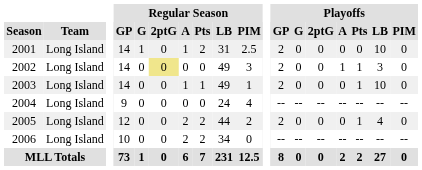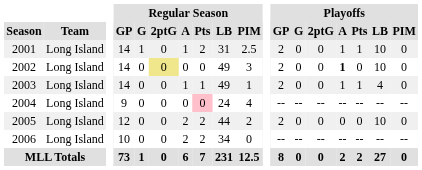(343, 49) 0 -> (343, 49) 1
(359, 49) 0 -> (359, 49) 1
(343, 67) normal -> (343, 67) bold
(359, 67) 1 -> (359, 67) 0
(380, 67) 3 -> (380, 67) 10
(343, 85) 0 -> (343, 85) 1
(380, 85) 10 -> (380, 85) 4
(202, 103) no background -> (202, 103) pink background
(359, 121) 1 -> (359, 121) 0
(380, 121) 4 -> (380, 121) 10
